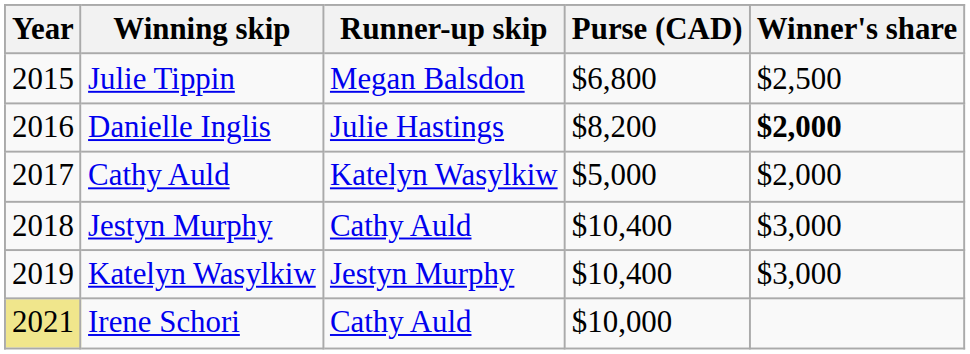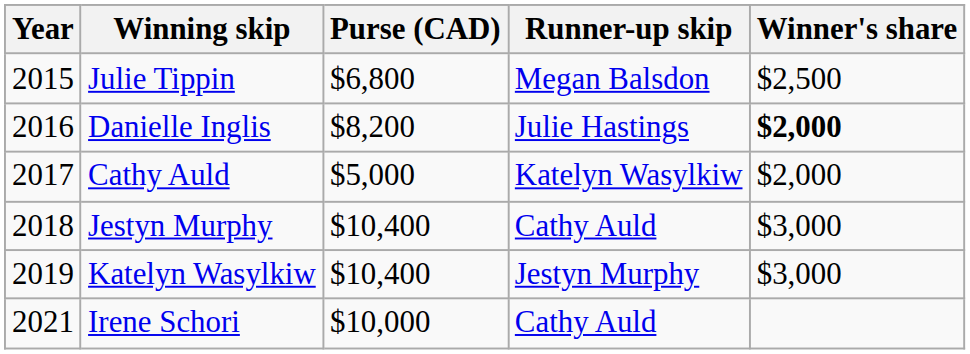columns swapped: (444, 28) <-> (657, 28)
(43, 322) khaki background -> (43, 322) no background
